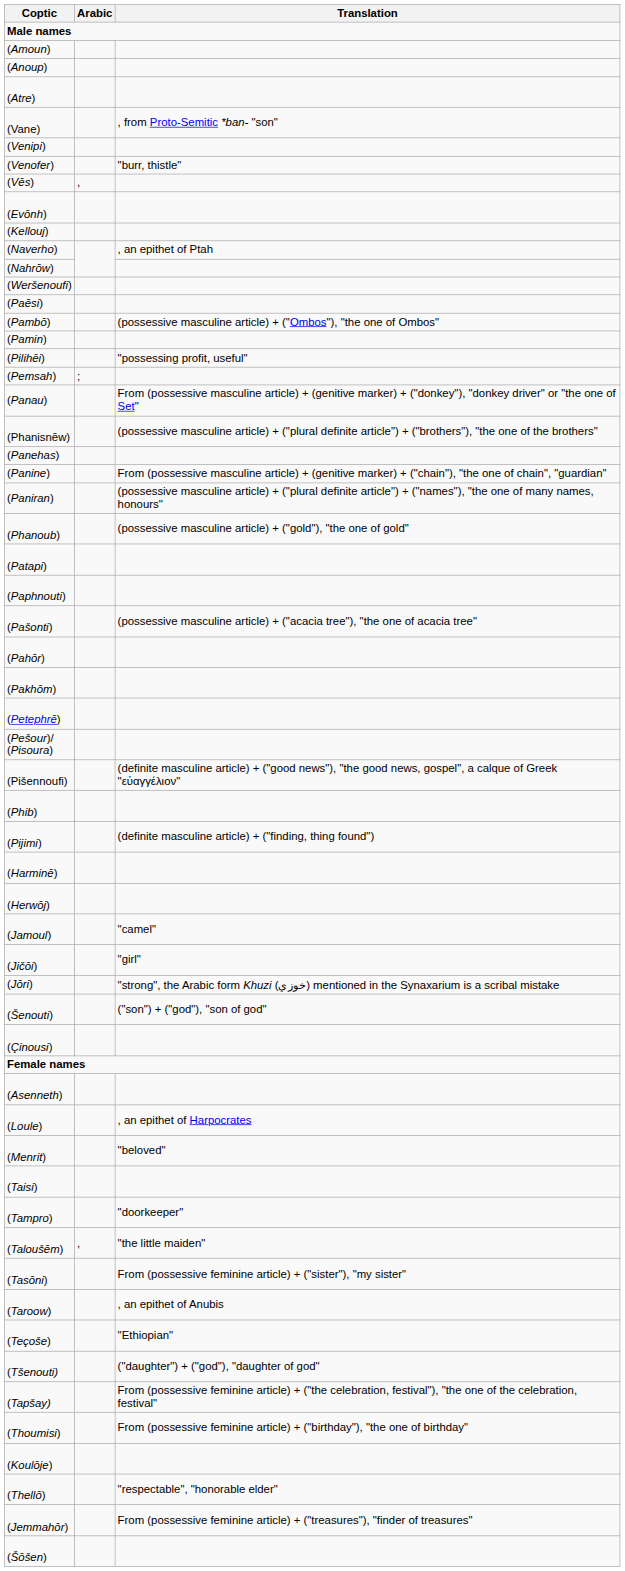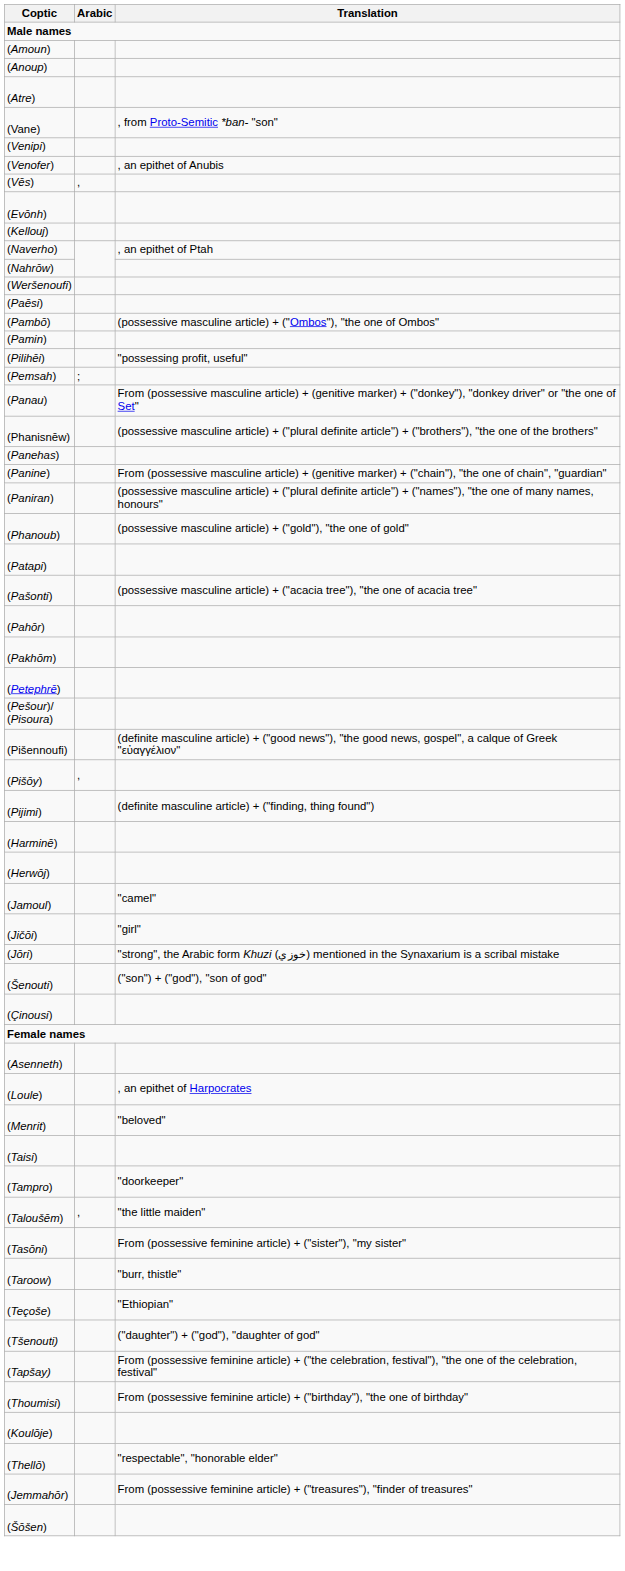(149, 165) "burr, thistle" -> (171, 165) , an epithet of Anubis
- row: (36, 596)
- row: (22, 812)
+ row: (25, 781)
(171, 1304) , an epithet of Anubis -> (149, 1274) "burr, thistle"
